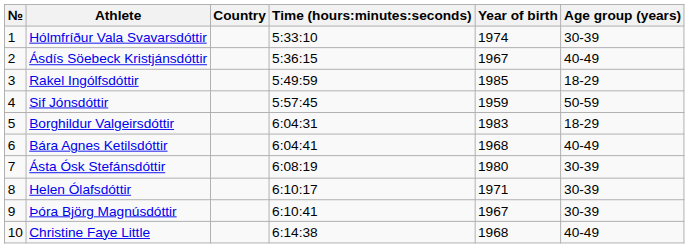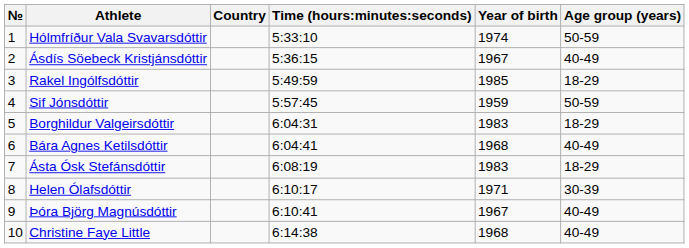(582, 37) 30-39 -> (582, 37) 50-59
(493, 167) 1980 -> (493, 167) 1983
(582, 167) 30-39 -> (582, 167) 18-29
(582, 210) 30-39 -> (582, 210) 40-49
